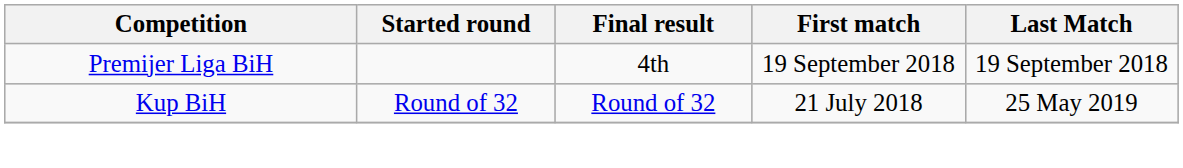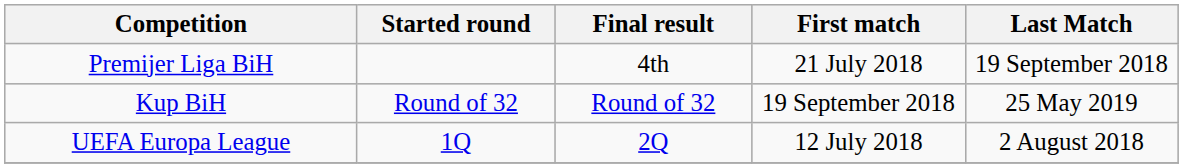(859, 63) 19 September 2018 -> (859, 63) 21 July 2018
(859, 102) 21 July 2018 -> (859, 102) 19 September 2018
+ row: (181, 142)
